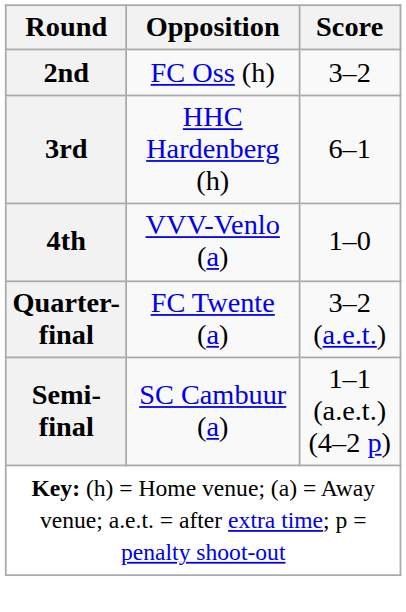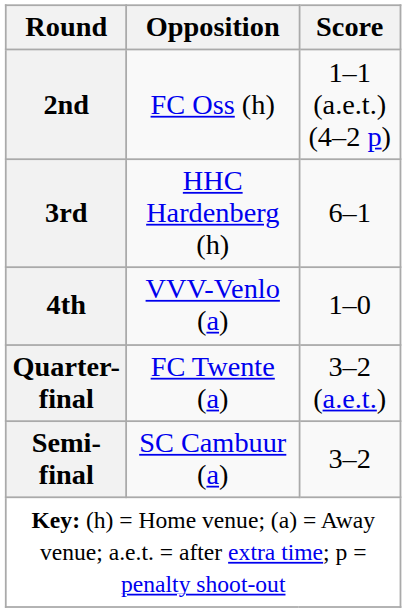(350, 72) 3–2 -> (350, 104) 1–1 (a.e.t.) (4–2 p)
(350, 411) 1–1 (a.e.t.) (4–2 p) -> (350, 458) 3–2
